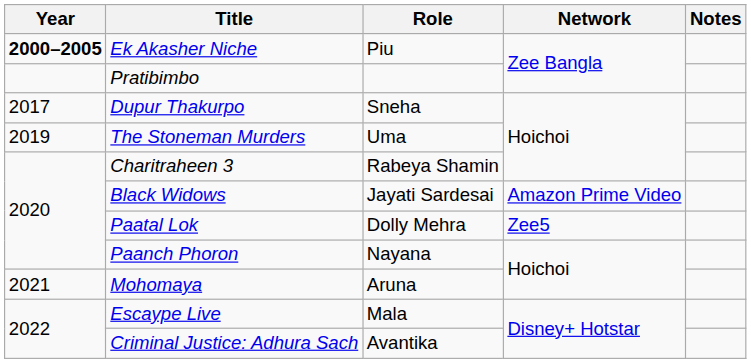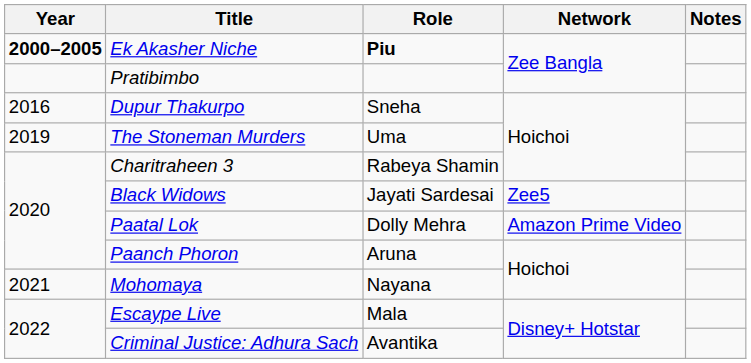(380, 48) normal -> (381, 48) bold
(30, 107) 2017 -> (30, 107) 2016
(594, 195) Amazon Prime Video -> (529, 195) Zee5
(529, 225) Zee5 -> (594, 225) Amazon Prime Video
(399, 254) Nayana -> (392, 254) Aruna
(392, 284) Aruna -> (399, 284) Nayana
